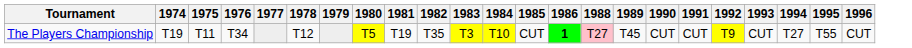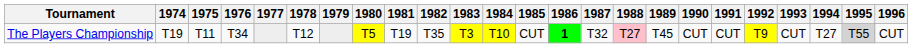+ column: (597, 14)
(826, 33) no background -> (859, 33) lightgrey background
